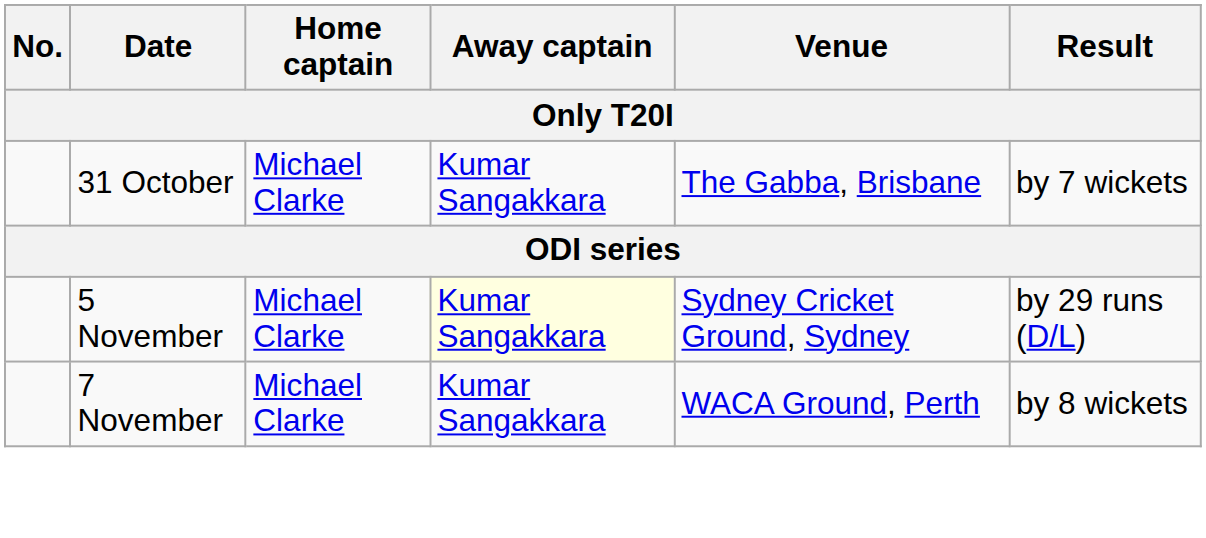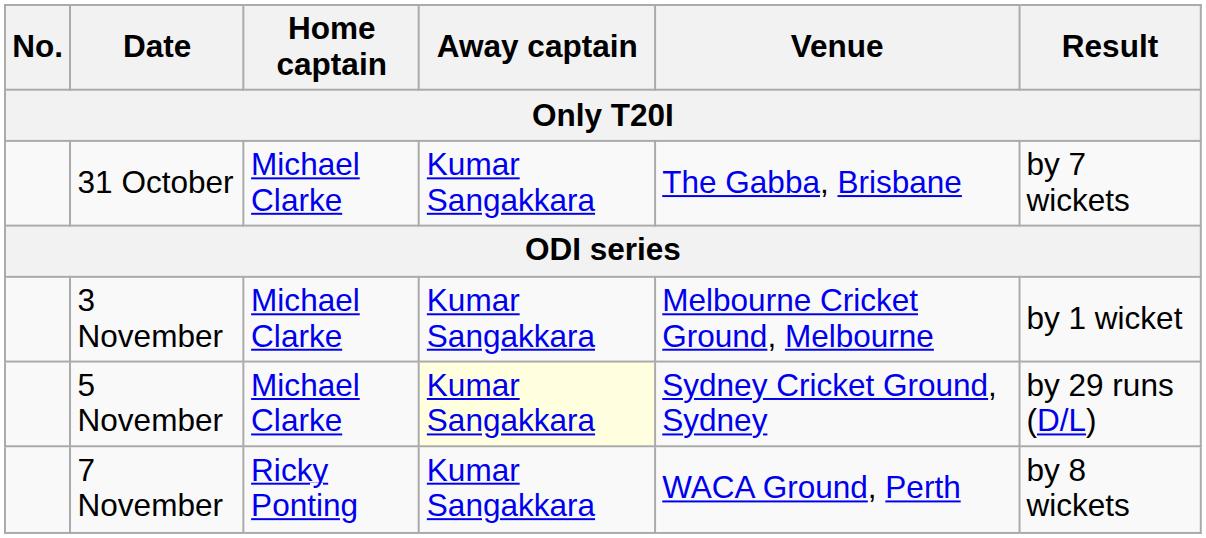+ row: (150, 318)
(308, 403) Michael Clarke -> (305, 488) Ricky Ponting
